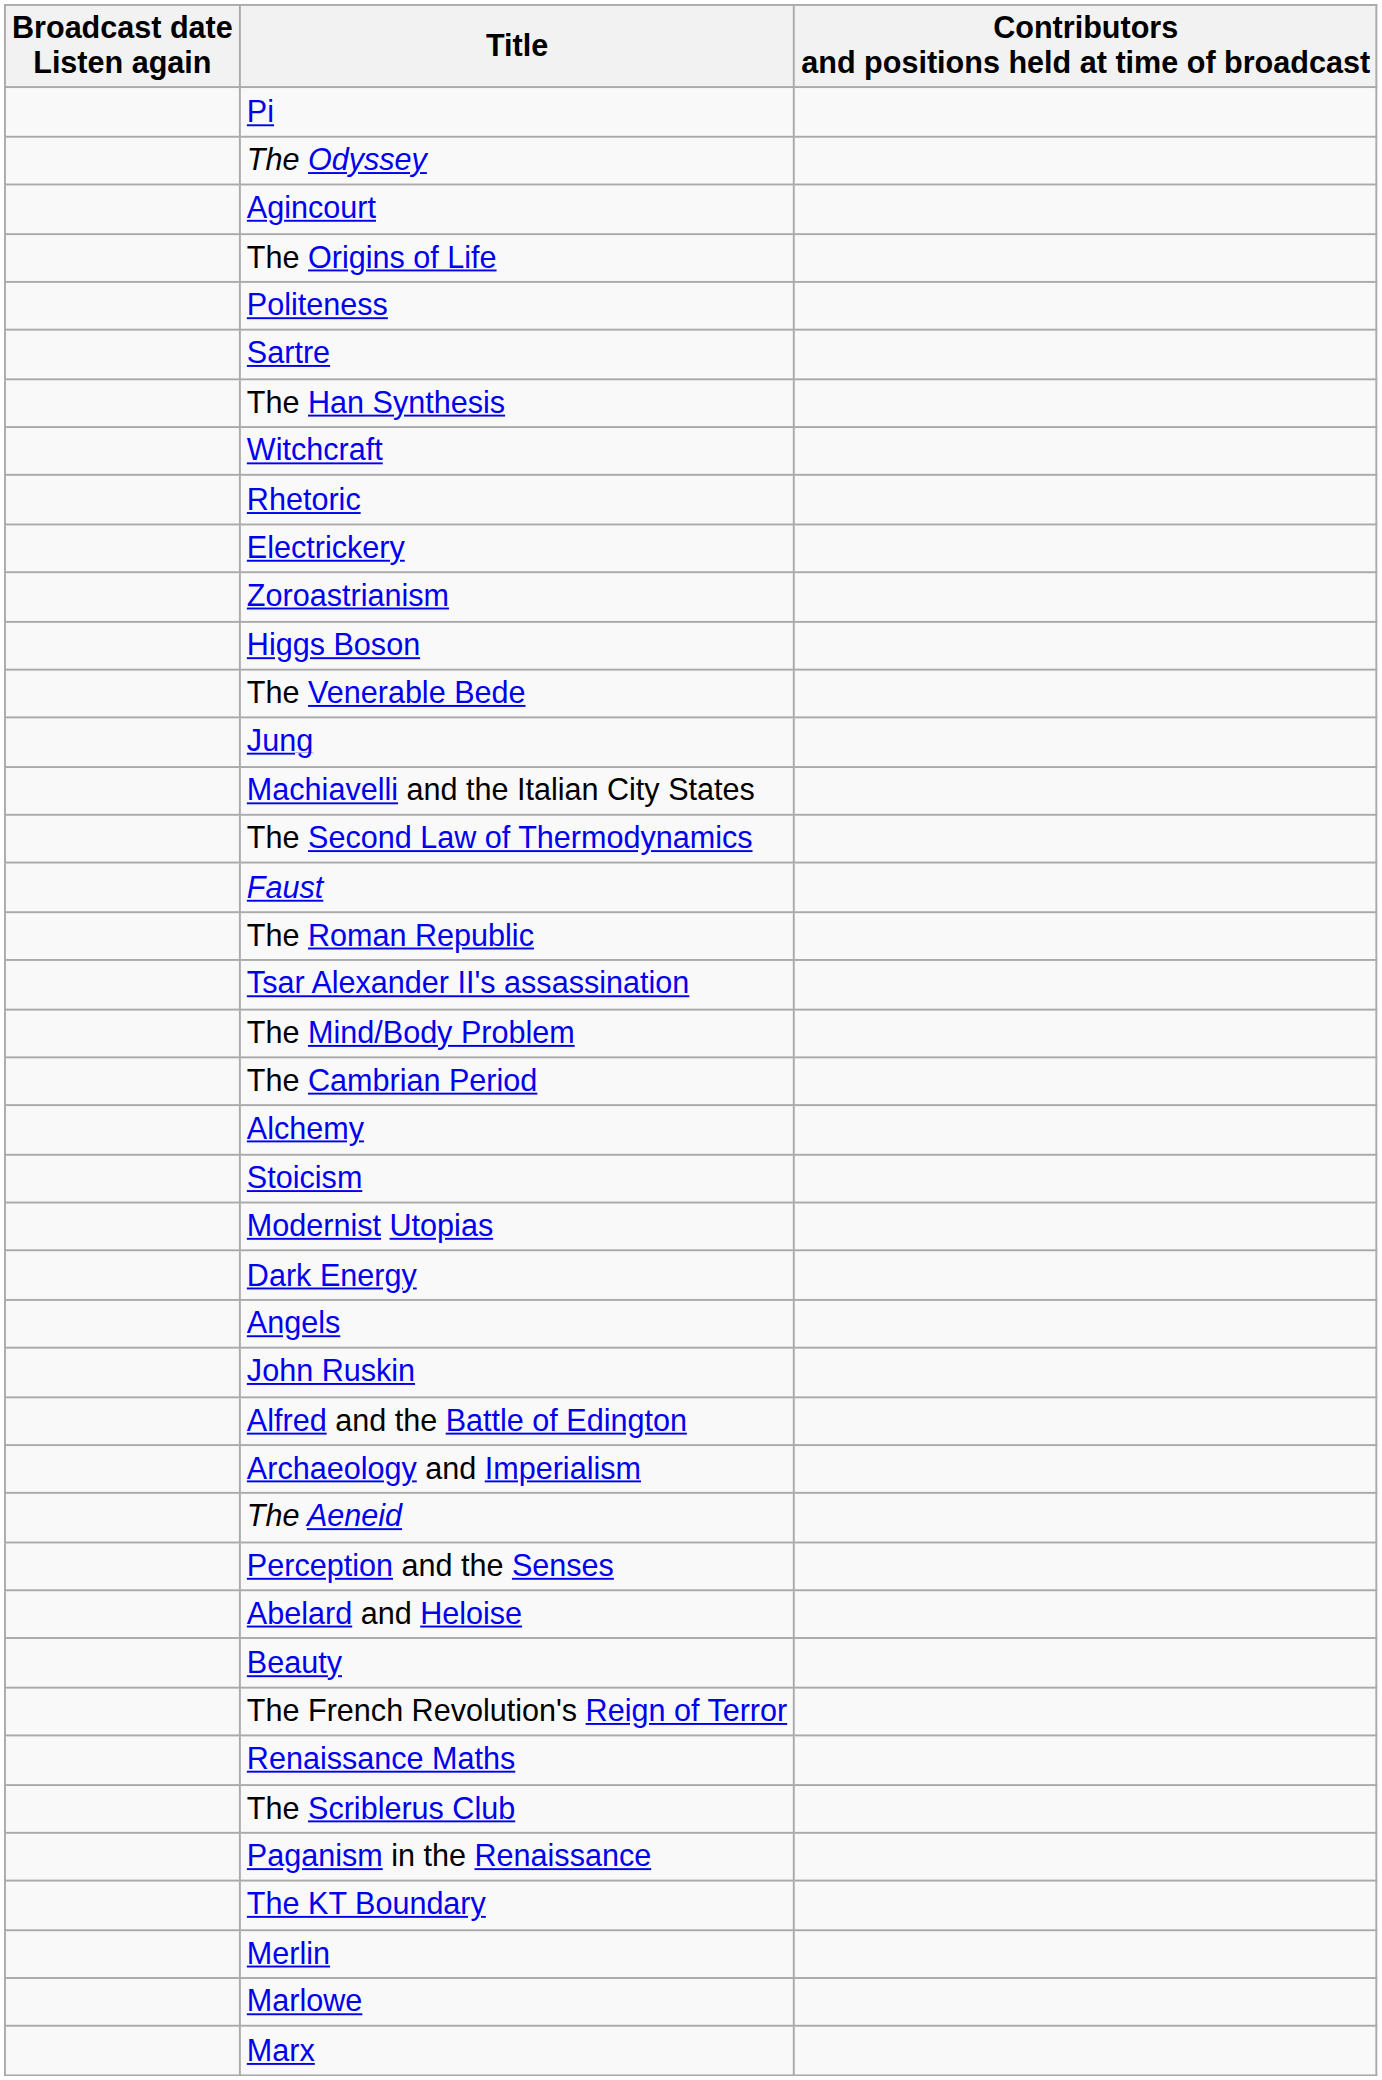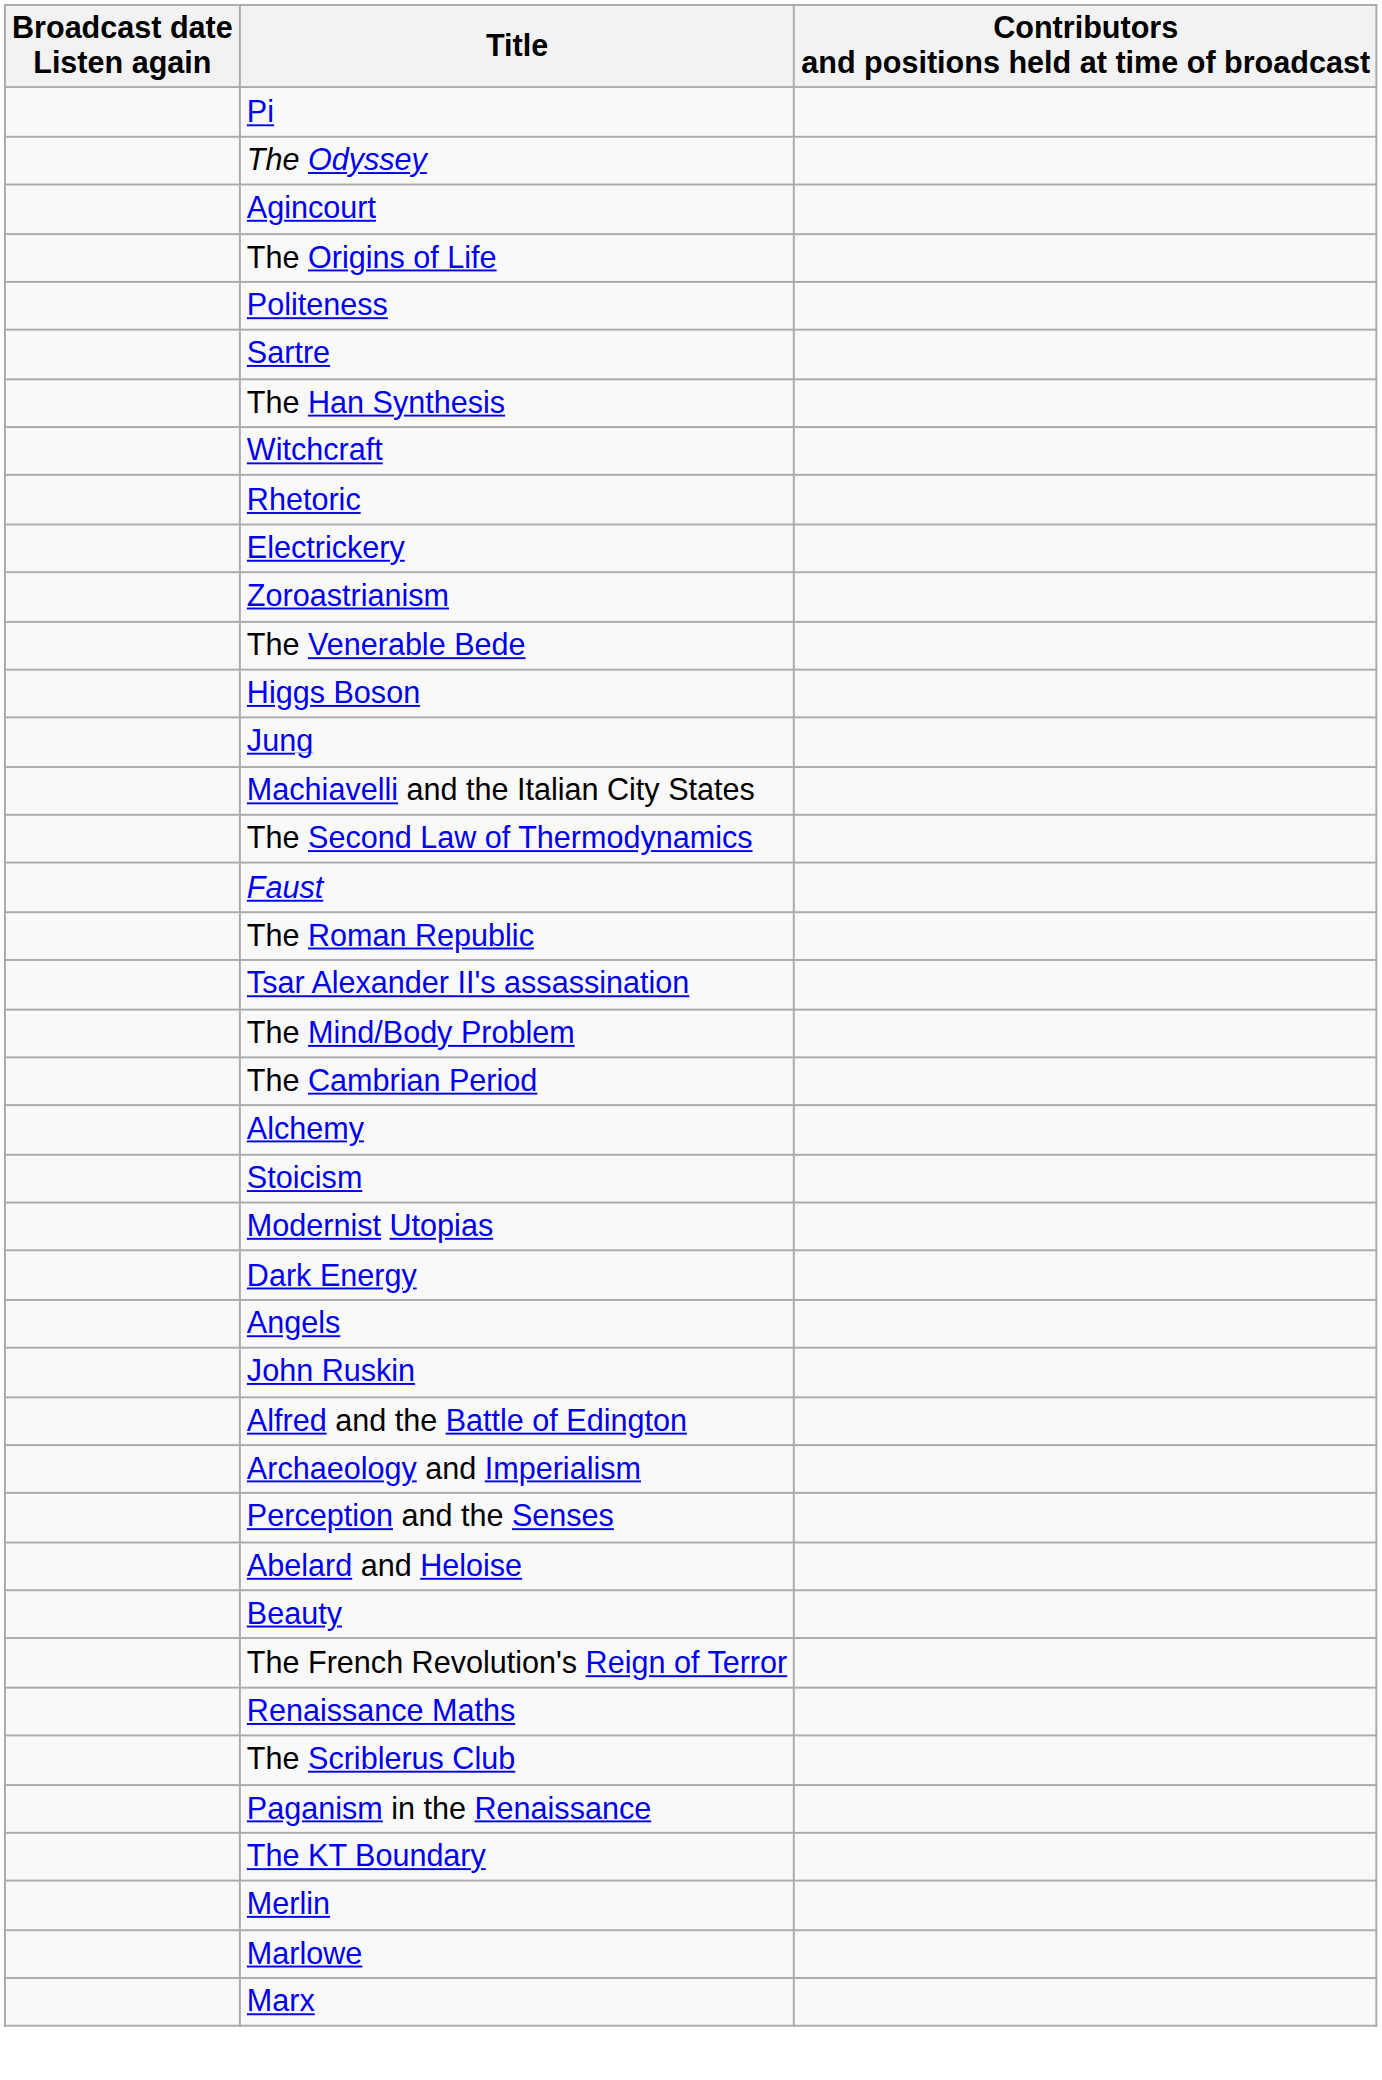rows swapped: (334, 644) <-> (386, 693)
- row: (324, 1517)
